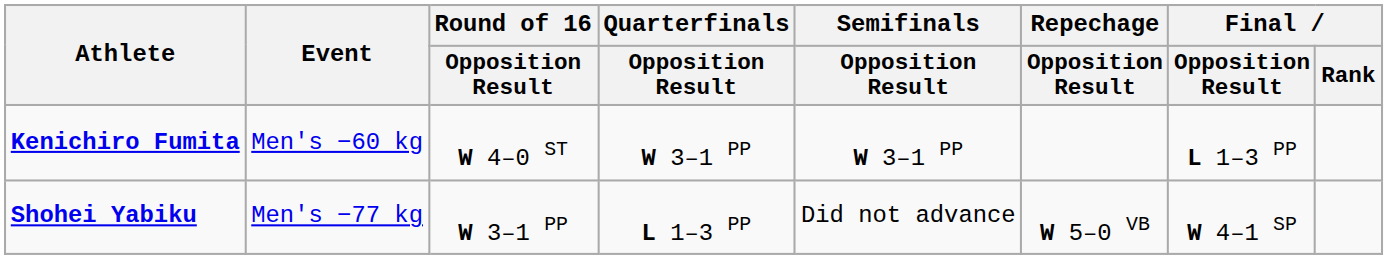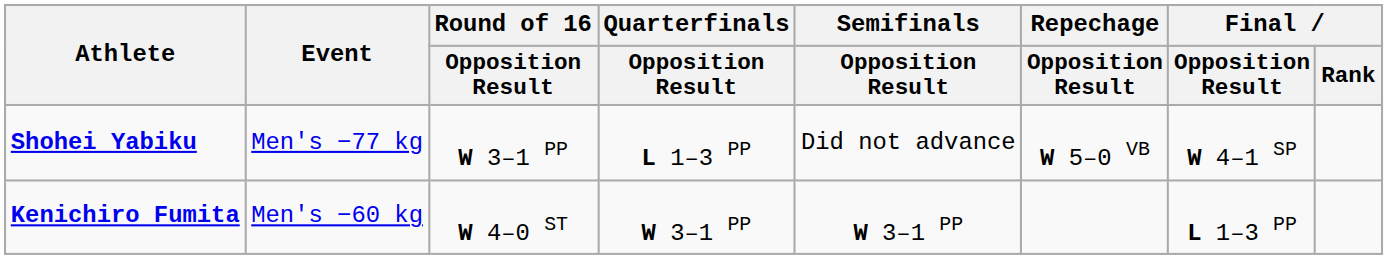rows swapped: (125, 142) <-> (104, 217)
